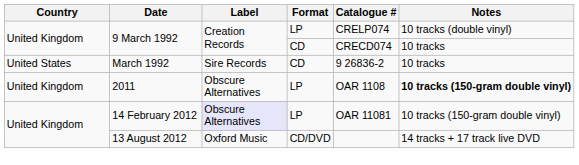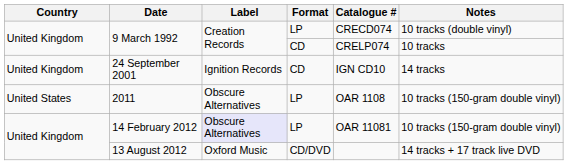(362, 30) CRELP074 -> (364, 30) CRECD074
(364, 47) CRECD074 -> (362, 47) CRELP074
- row: (141, 64)
+ row: (146, 70)
(45, 87) United Kingdom -> (39, 99) United States
(486, 87) bold -> (481, 99) normal
